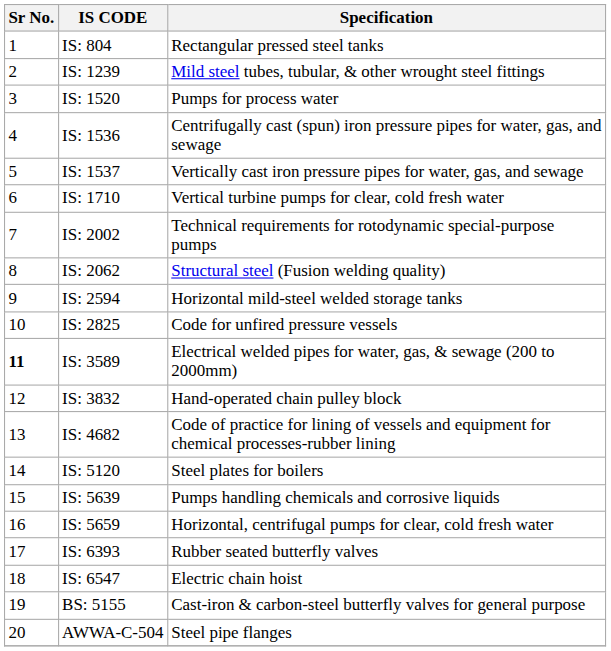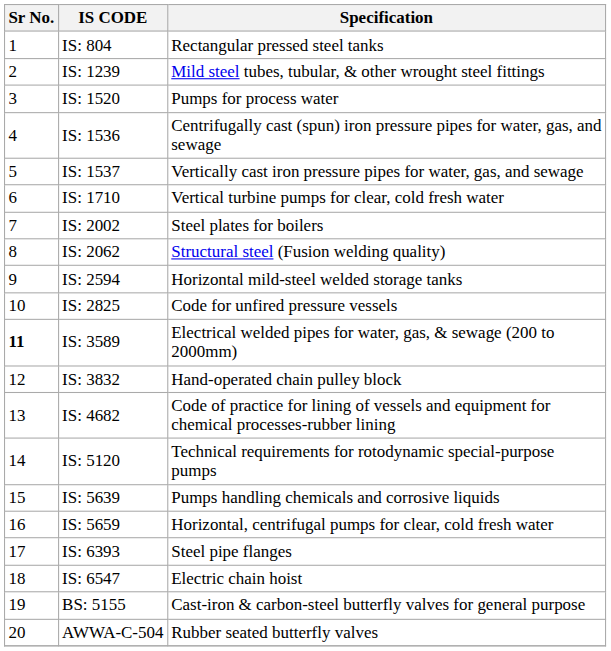(363, 234) Technical requirements for rotodynamic special-purpose pumps -> (247, 225) Steel plates for boilers
(247, 470) Steel plates for boilers -> (363, 461) Technical requirements for rotodynamic special-purpose pumps
(275, 551) Rubber seated butterfly valves -> (232, 551) Steel pipe flanges
(232, 632) Steel pipe flanges -> (275, 632) Rubber seated butterfly valves
